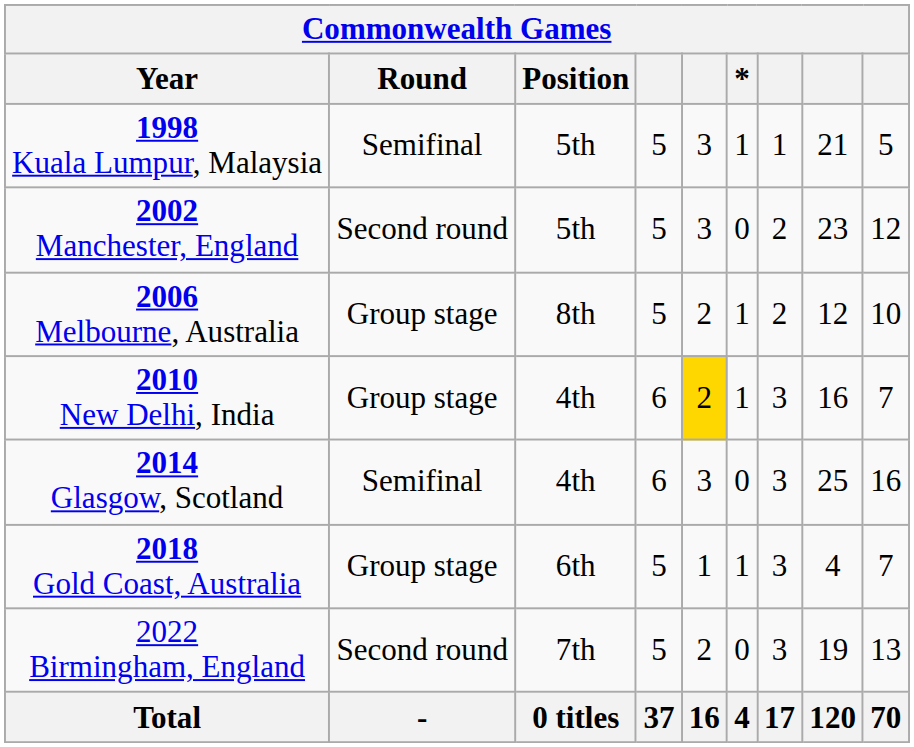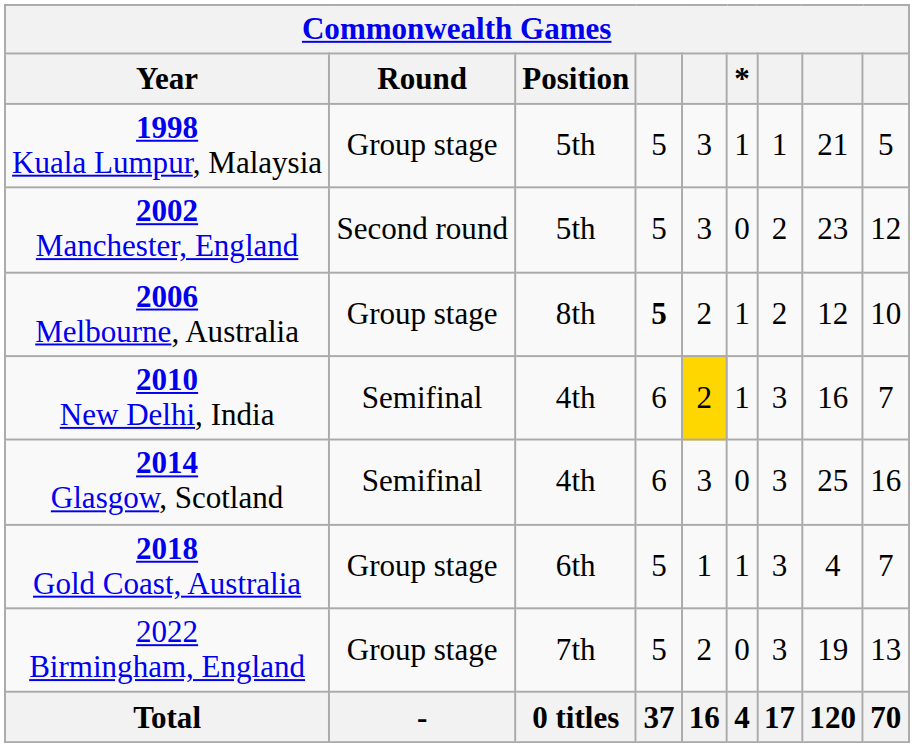(422, 145) Semifinal -> (422, 145) Group stage
(659, 313) normal -> (659, 313) bold
(422, 397) Group stage -> (422, 397) Semifinal
(422, 649) Second round -> (422, 649) Group stage
